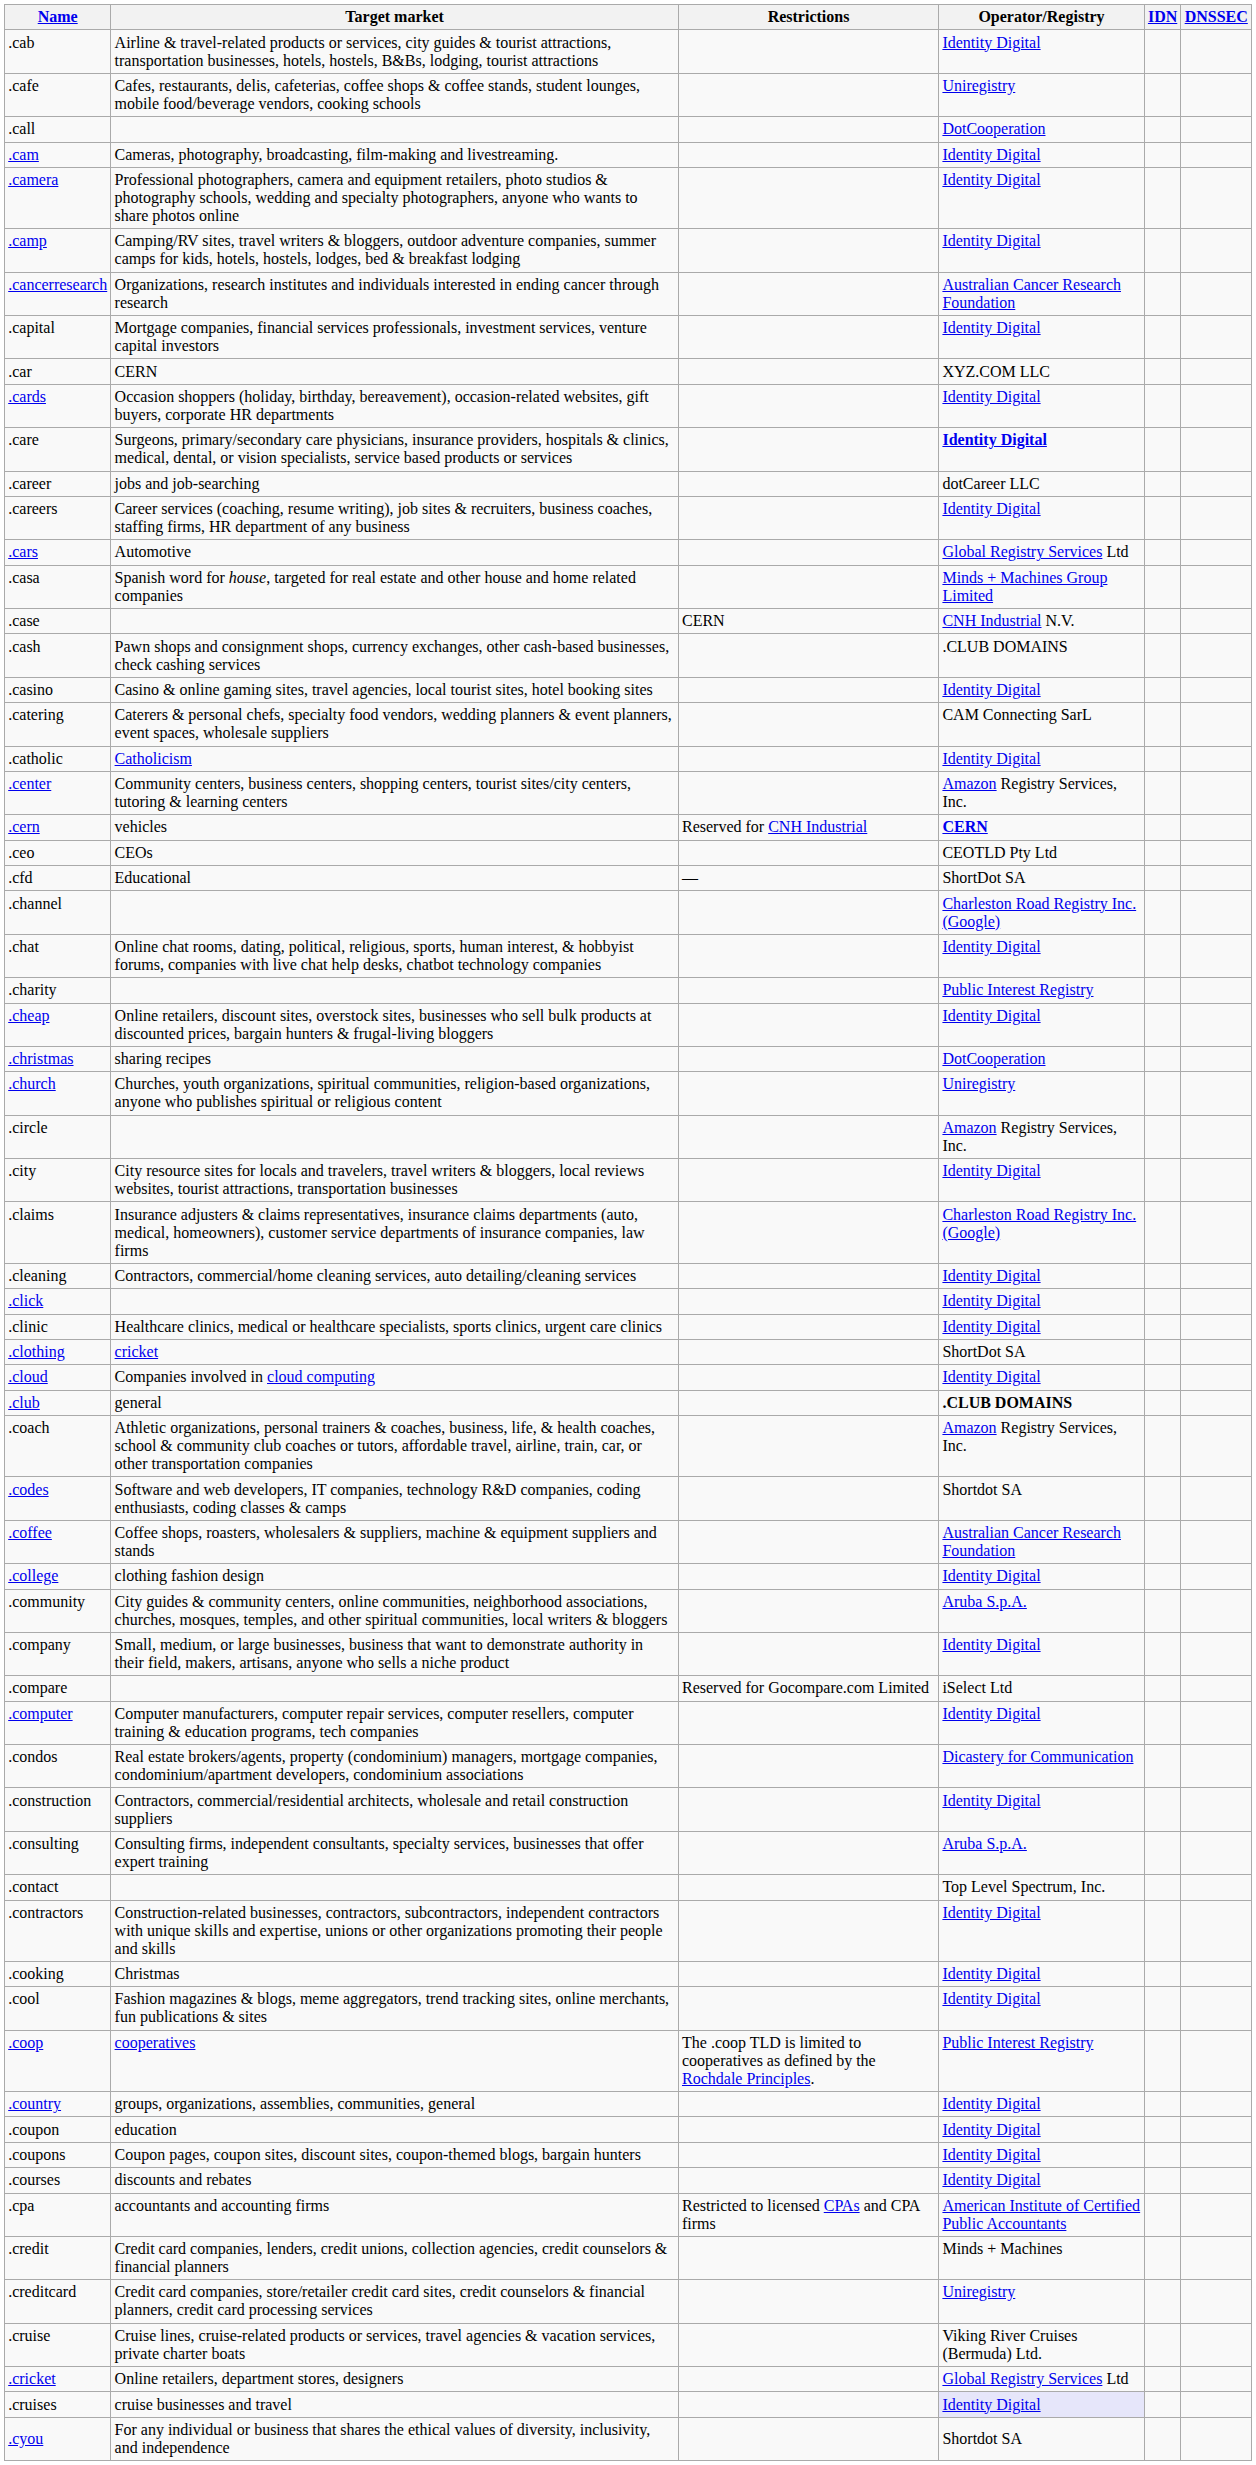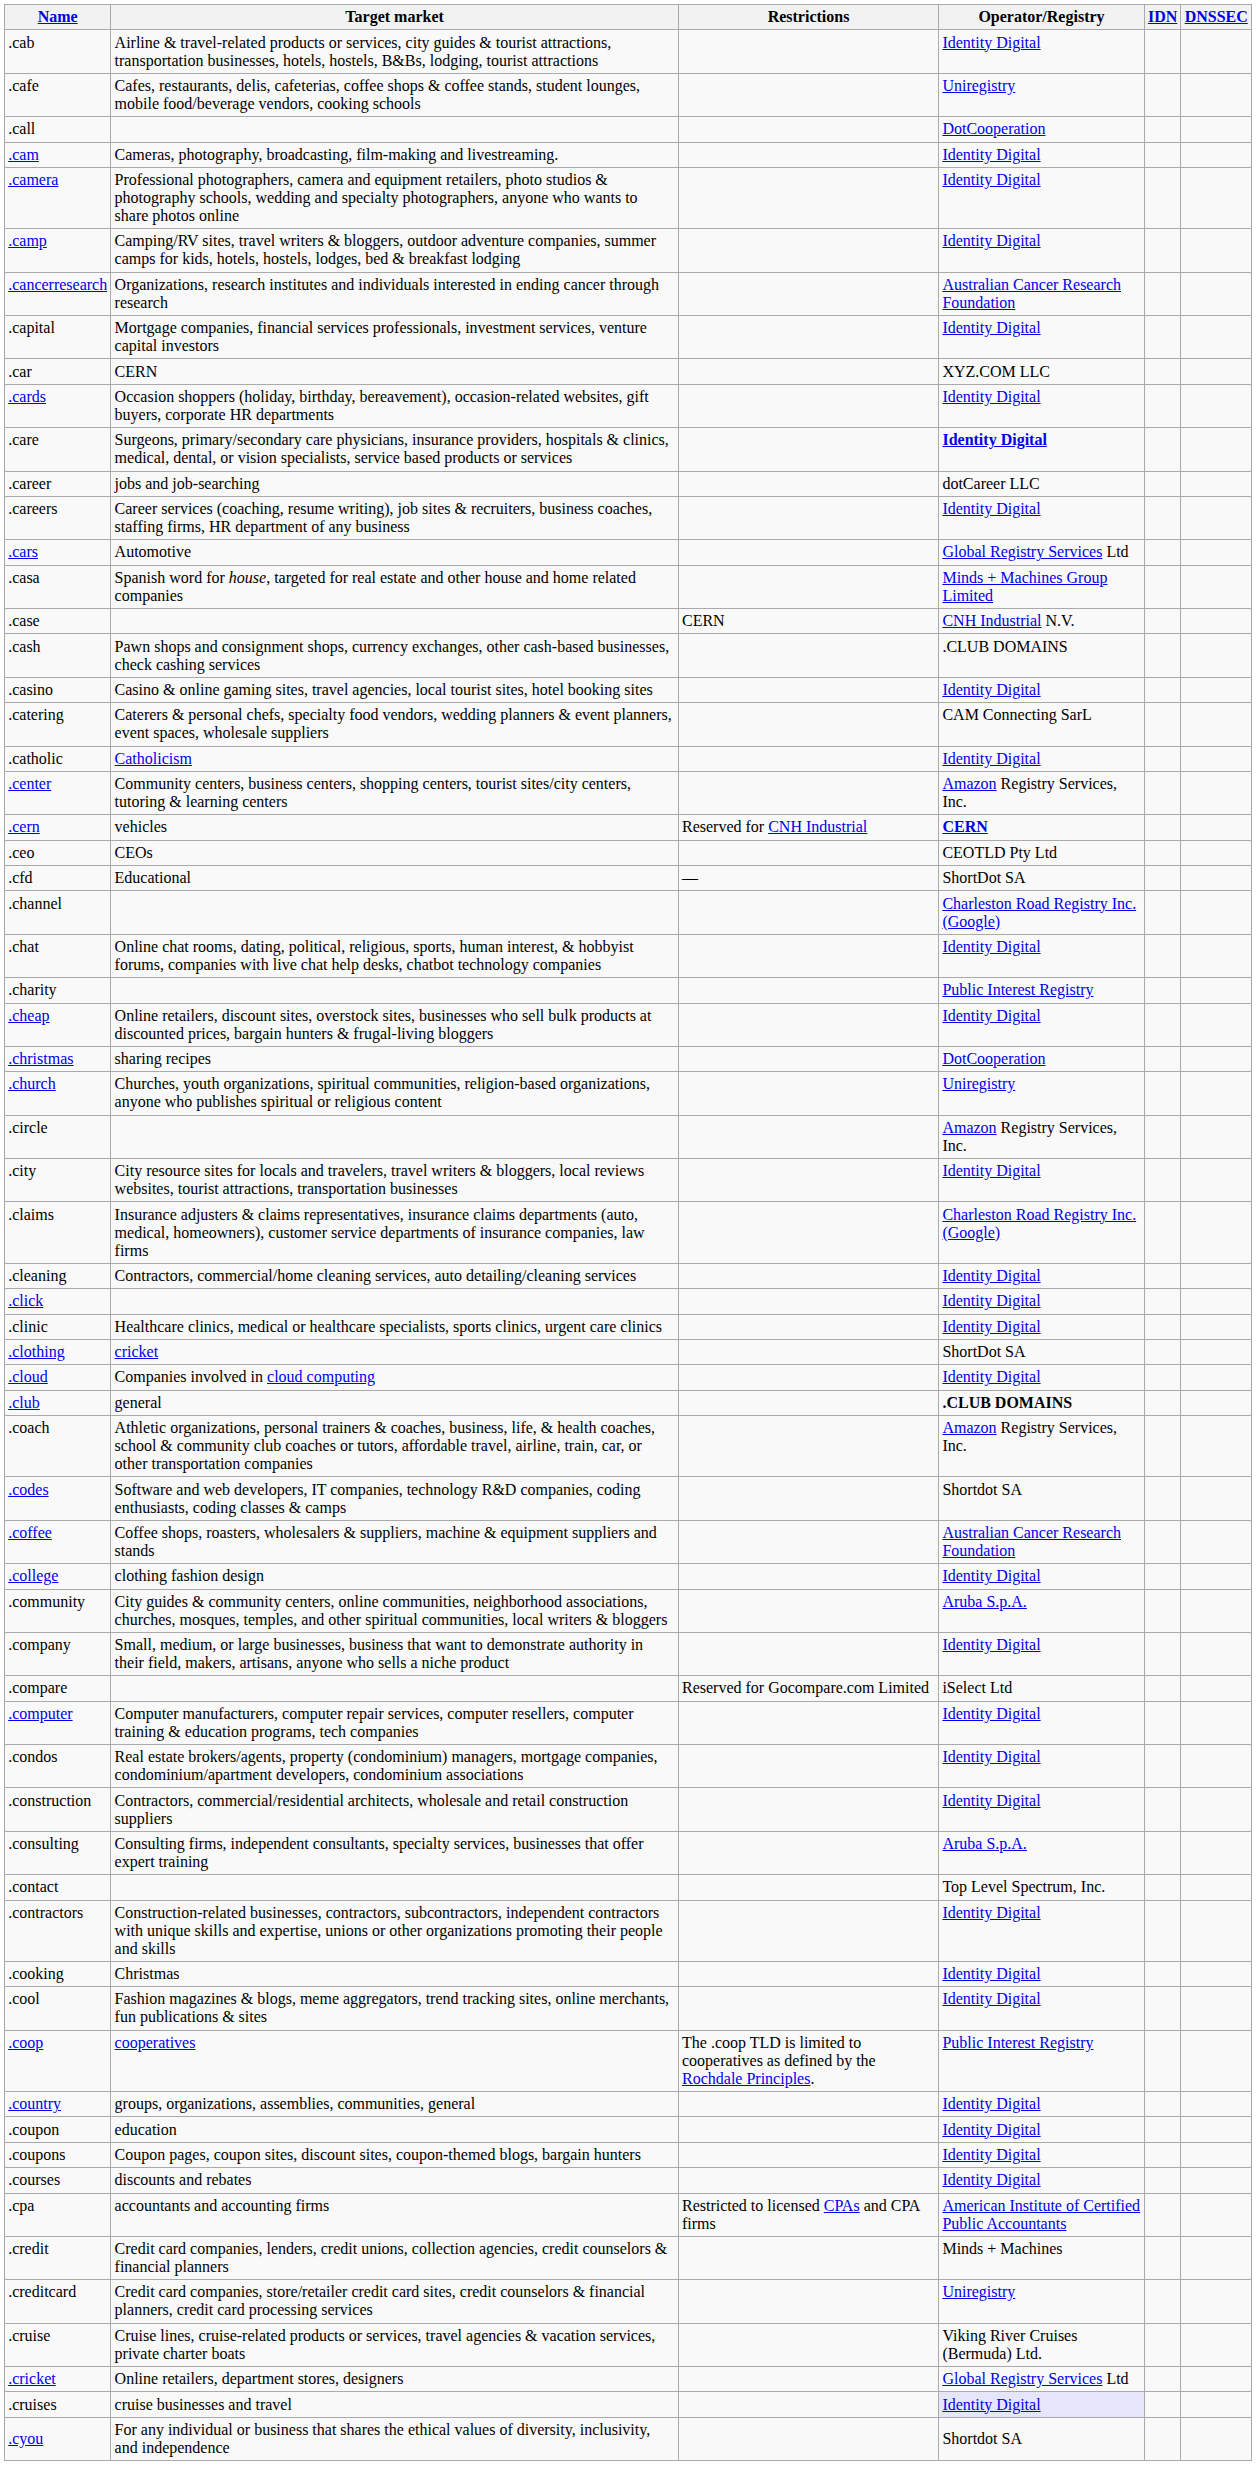(1038, 1757) Dicastery for Communication -> (992, 1757) Identity Digital
